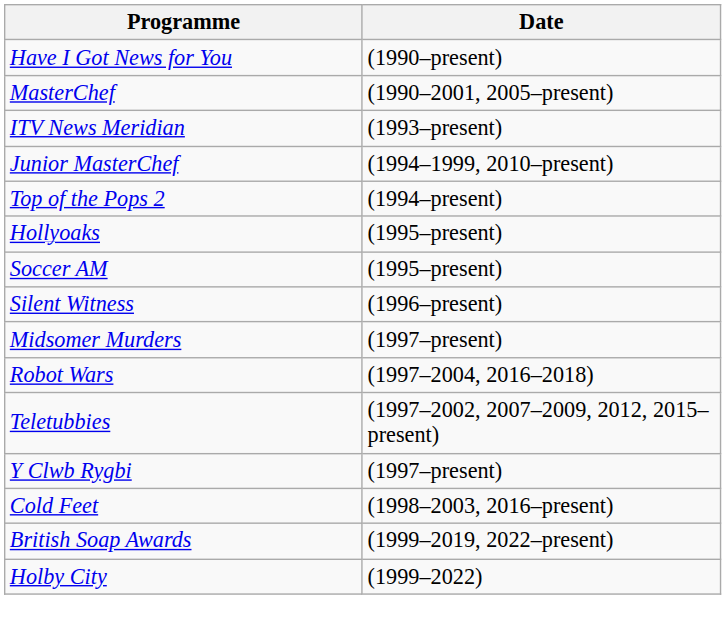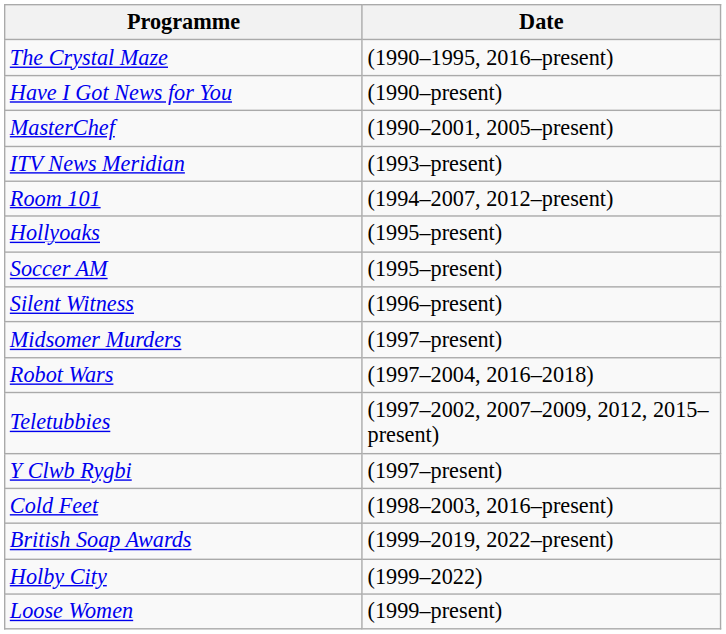+ row: (89, 57)
- row: (94, 163)
+ row: (55, 198)
- row: (87, 198)
+ row: (72, 611)
